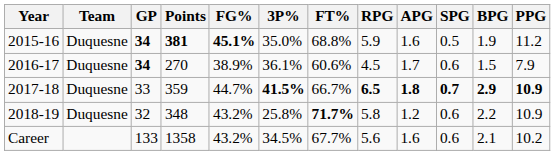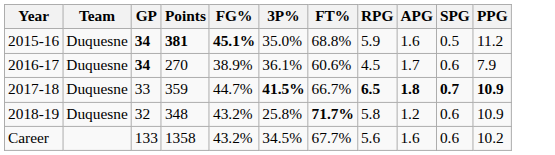- column: (493, 16)
